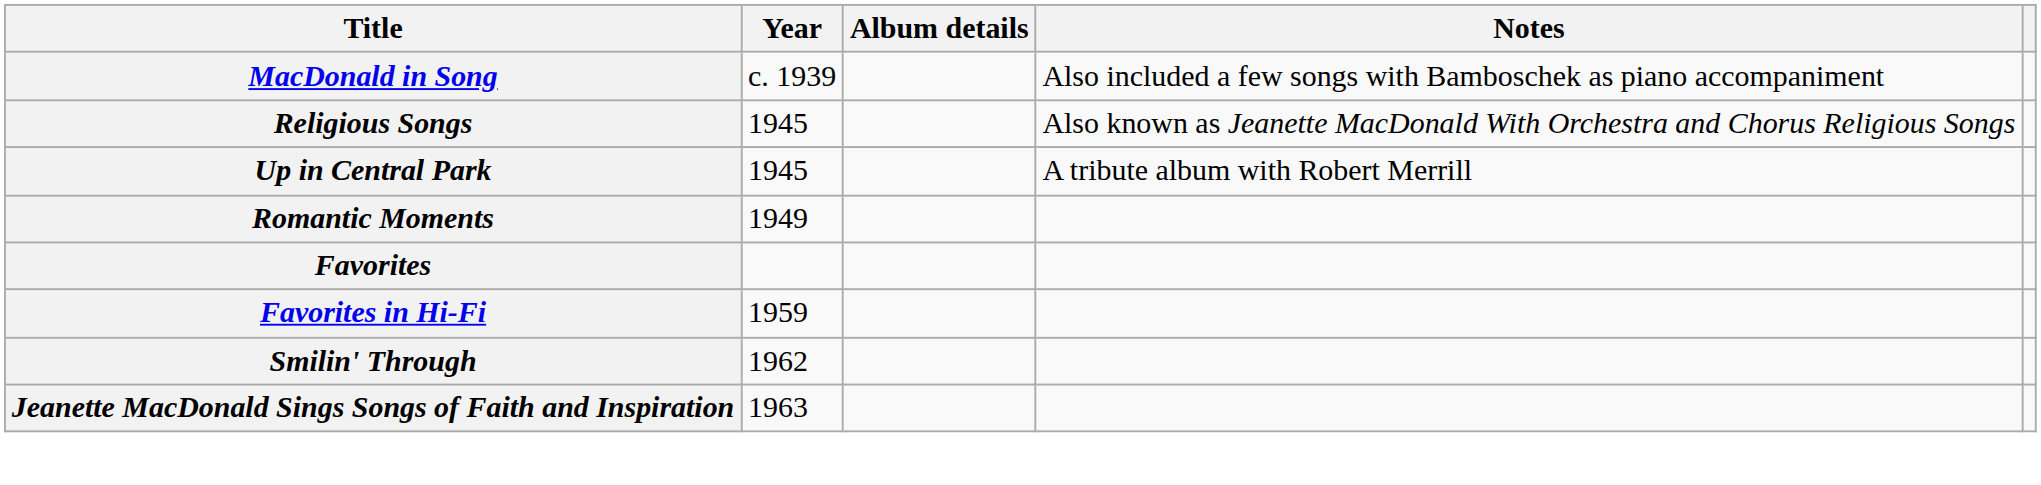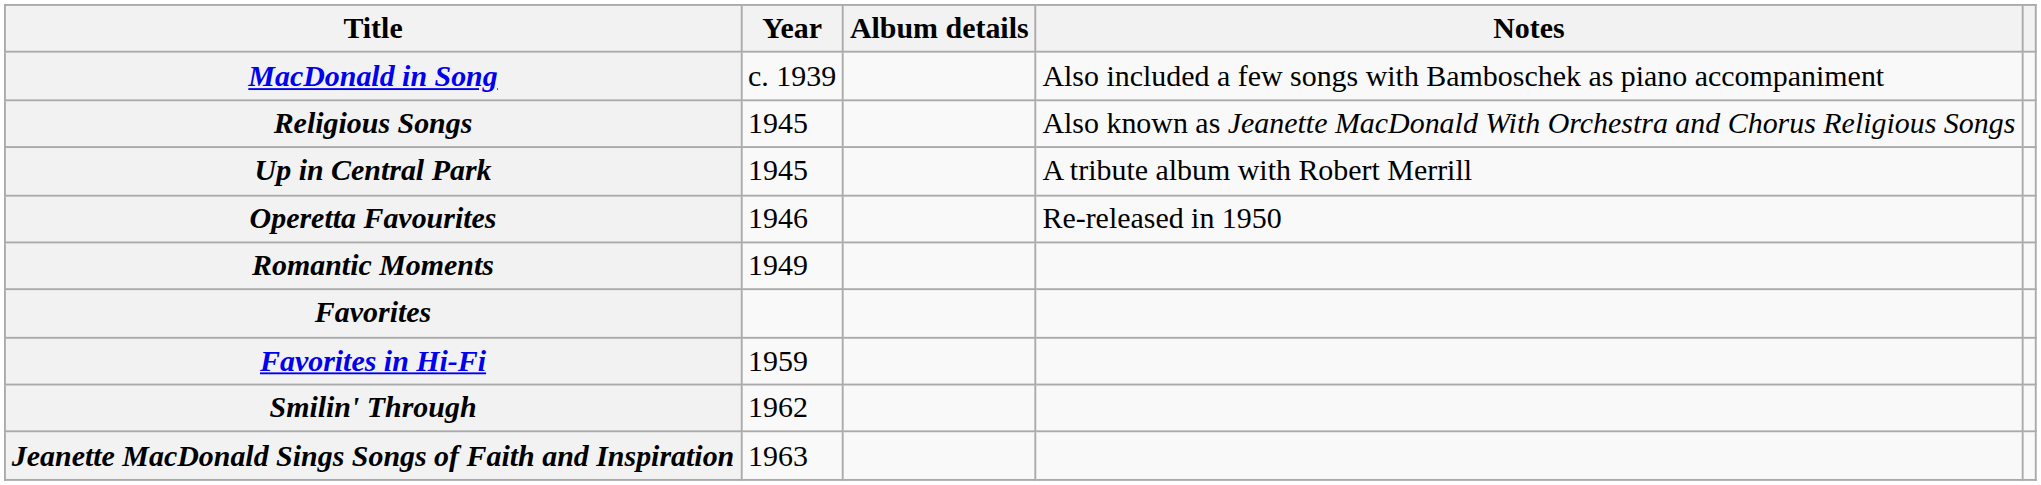+ row: (373, 218)
